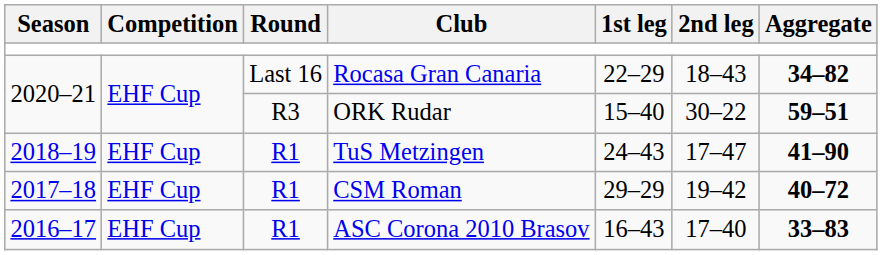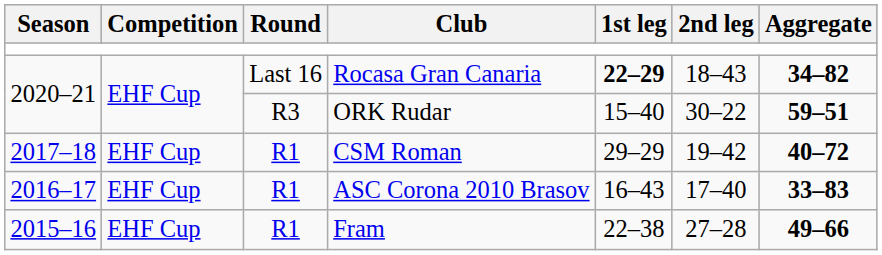(634, 74) normal -> (634, 74) bold
- row: (409, 151)
+ row: (359, 229)
